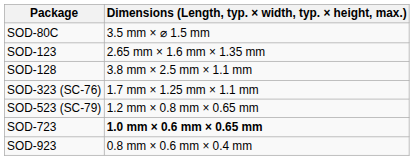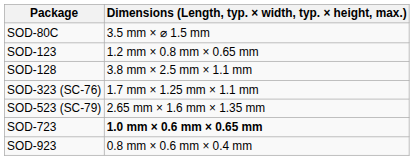(186, 52) 2.65 mm × 1.6 mm × 1.35 mm -> (183, 52) 1.2 mm × 0.8 mm × 0.65 mm
(183, 108) 1.2 mm × 0.8 mm × 0.65 mm -> (186, 108) 2.65 mm × 1.6 mm × 1.35 mm
